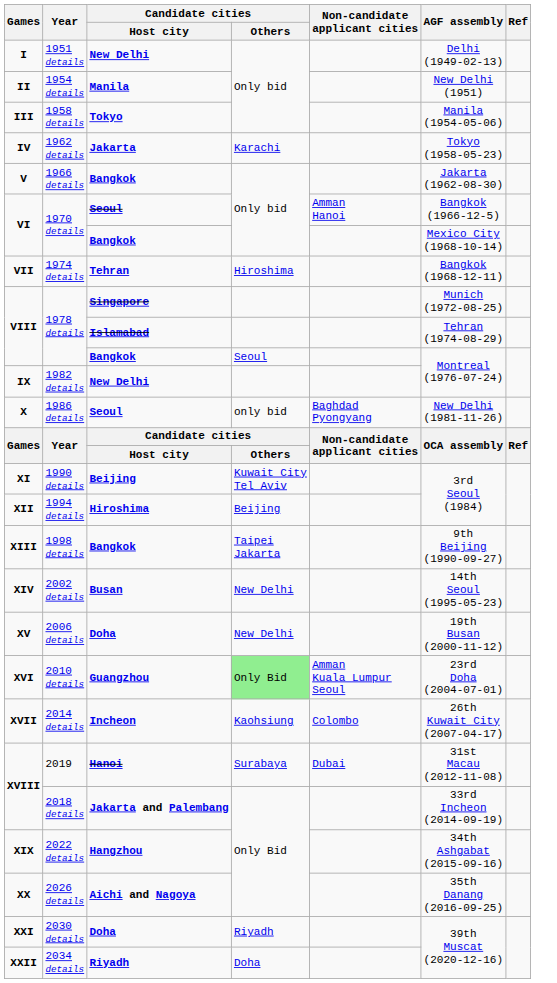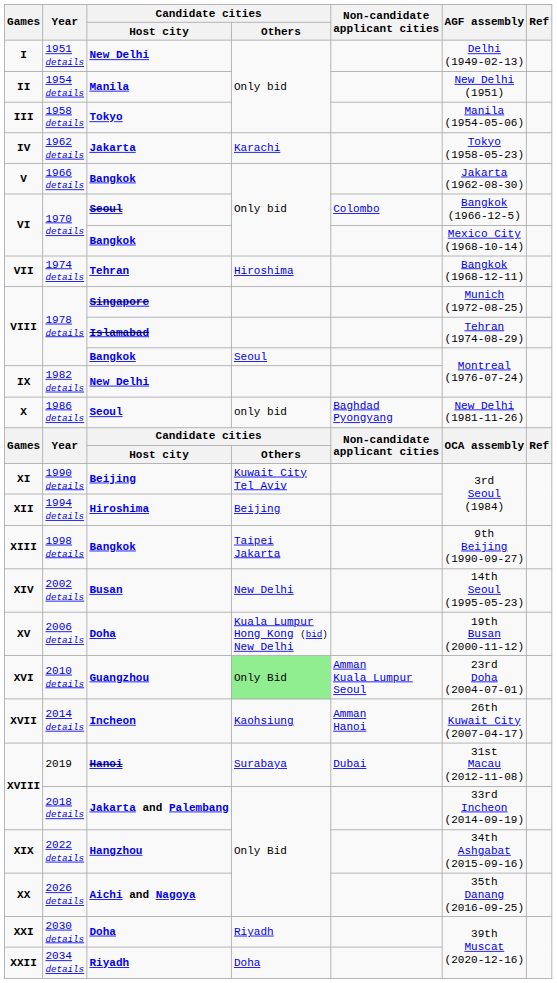(329, 210) Amman Hanoi -> (356, 210) Colombo
(264, 634) New Delhi -> (281, 634) Kuala Lumpur Hong Kong (bid) New Delhi
(335, 721) Colombo -> (350, 721) Amman Hanoi
